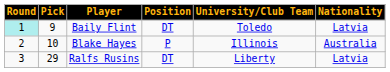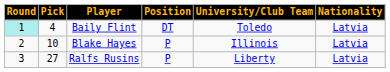(53, 28) 9 -> (53, 28) 4
(350, 44) Australia -> (350, 44) Latvia
(53, 60) 29 -> (53, 60) 27
(168, 60) DT -> (168, 60) P
